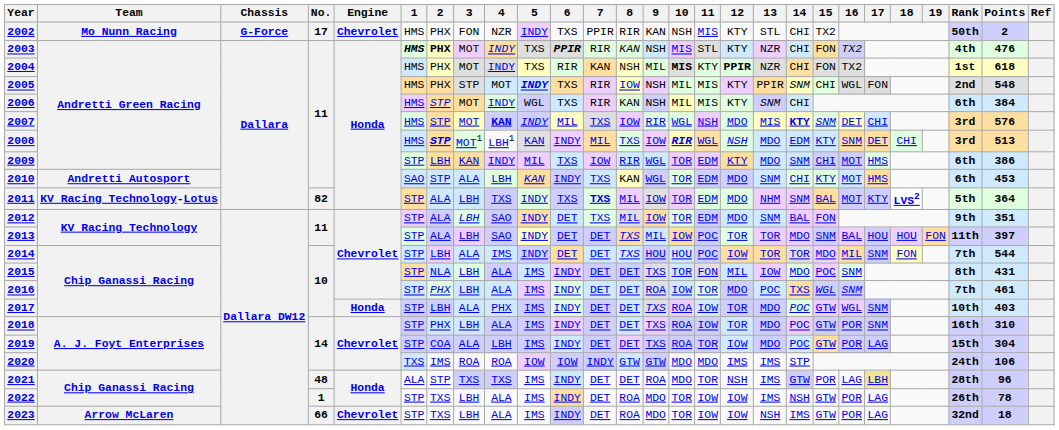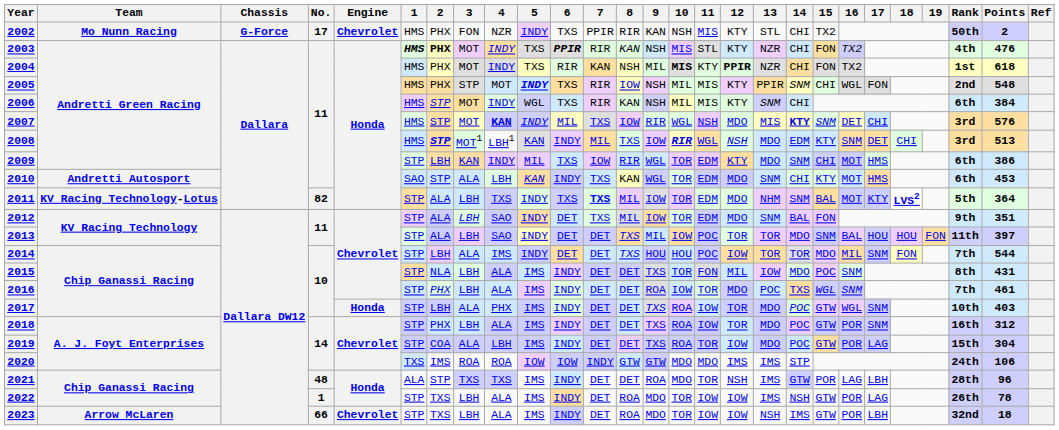(1005, 326) 310 -> (1005, 326) 312
(878, 380) khaki background -> (878, 380) no background
(878, 416) LAG -> (878, 416) LBH
